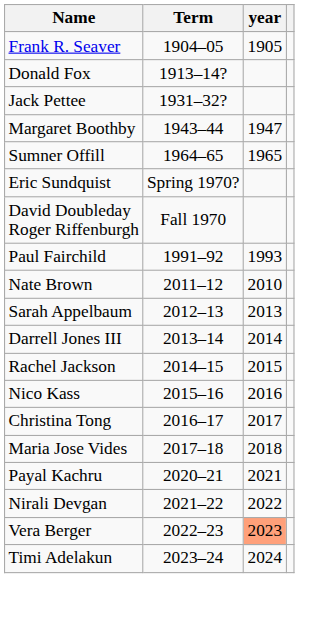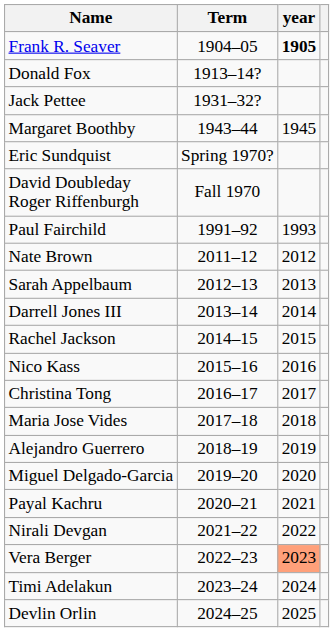(265, 45) normal -> (299, 45) bold
(265, 127) 1947 -> (299, 127) 1945
- row: (57, 155)
(265, 284) 2010 -> (299, 256) 2012
+ row: (76, 448)
+ row: (91, 476)
+ row: (52, 613)
